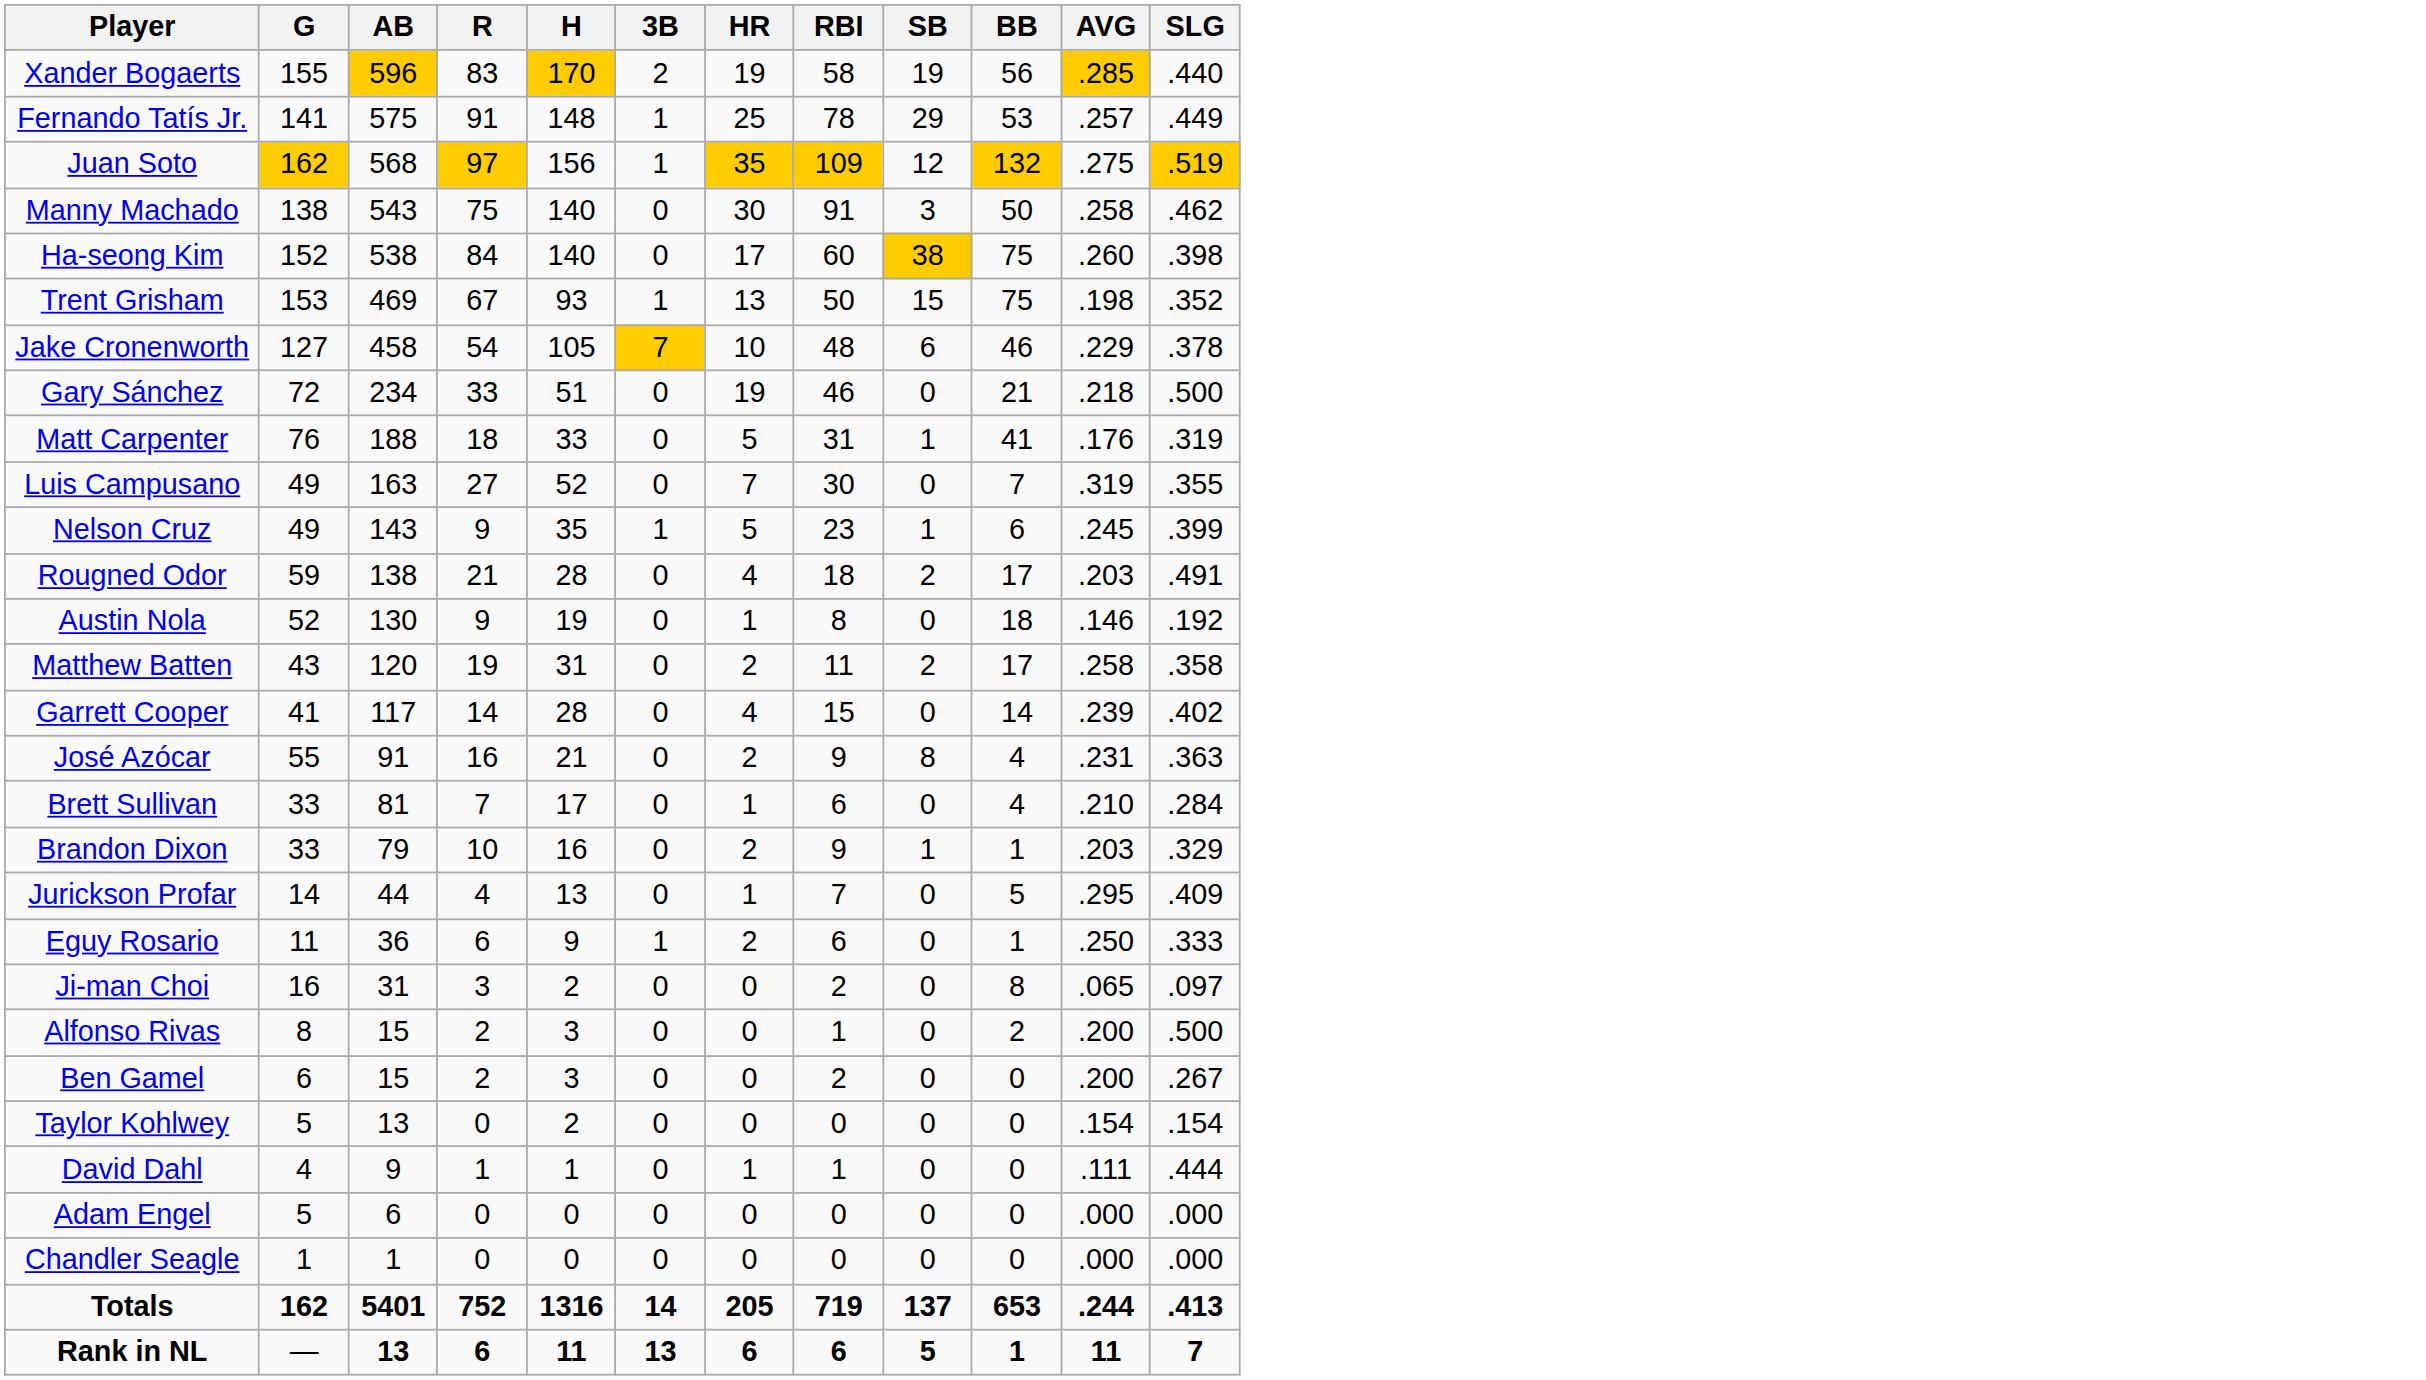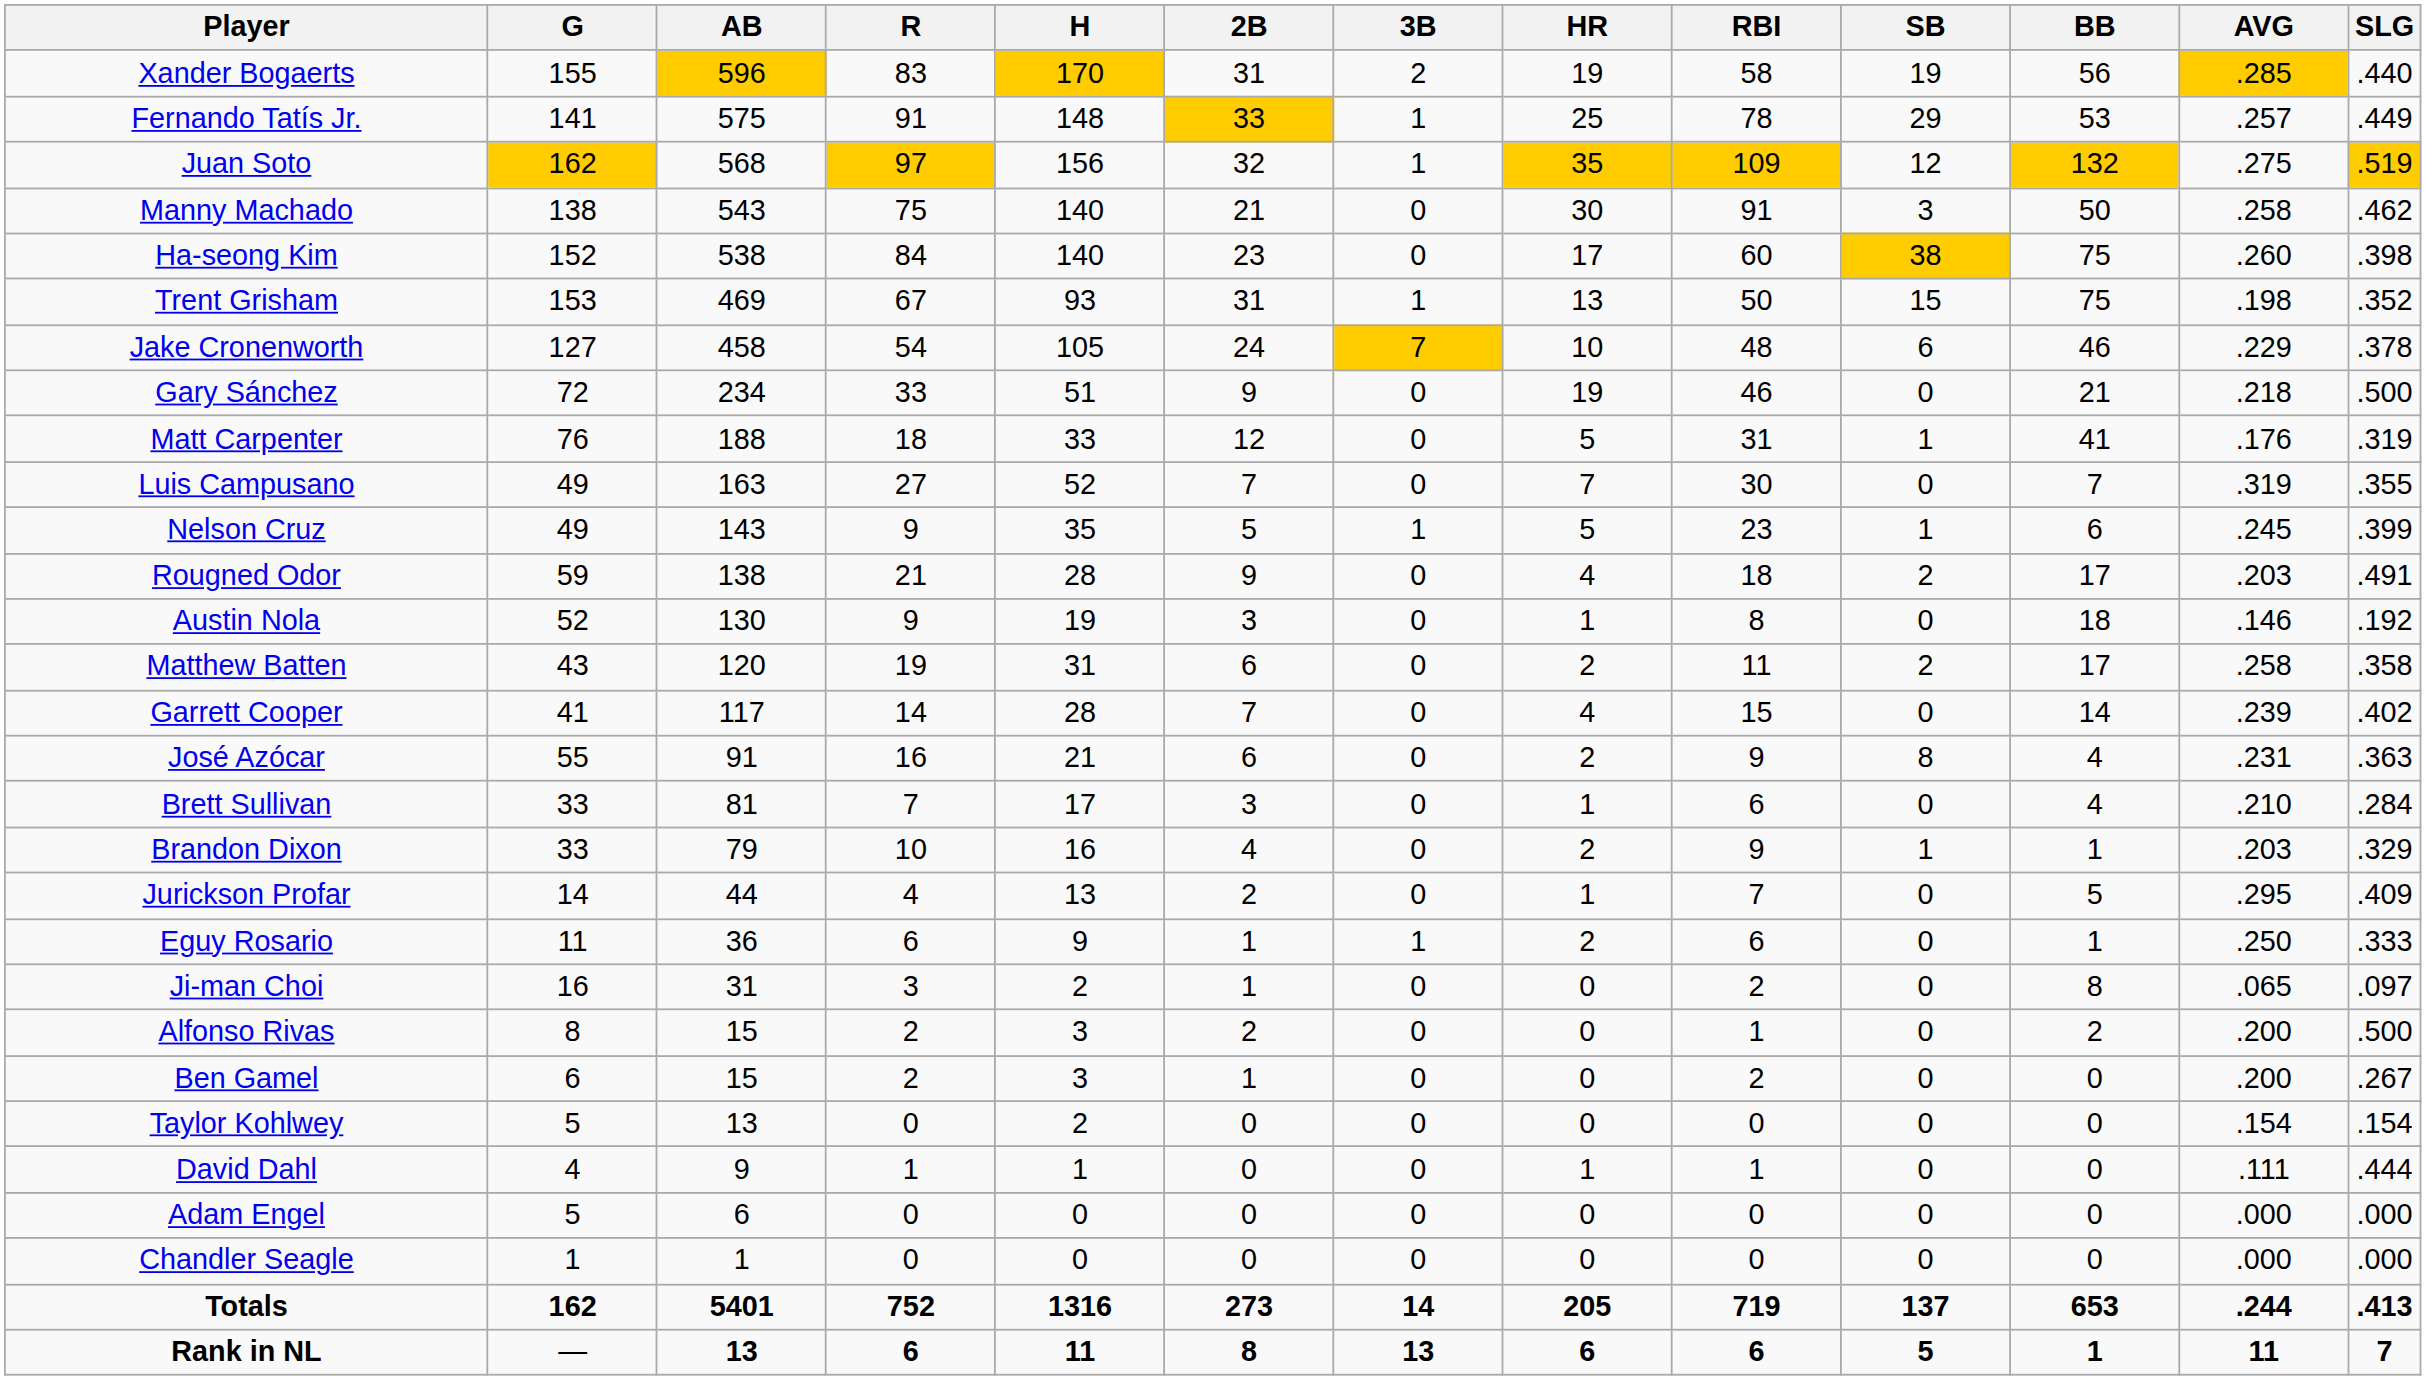+ column: (1249, 27)
